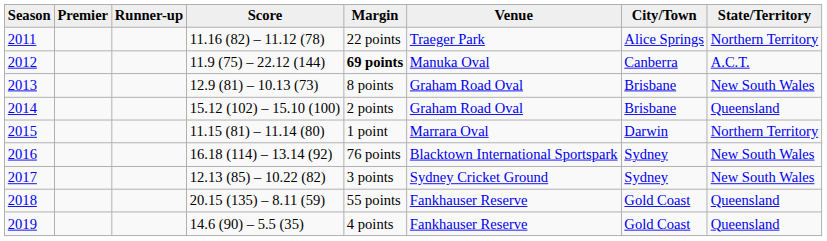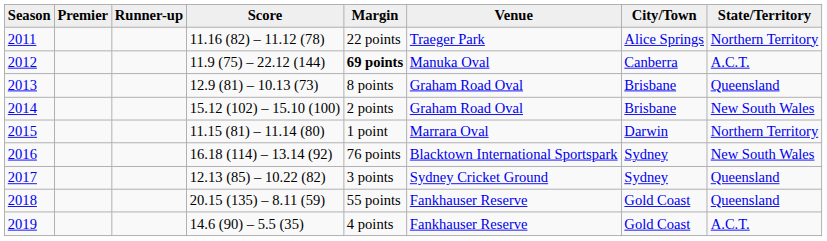(763, 85) New South Wales -> (745, 85) Queensland
(745, 108) Queensland -> (763, 108) New South Wales
(763, 177) New South Wales -> (745, 177) Queensland
(745, 223) Queensland -> (730, 223) A.C.T.
